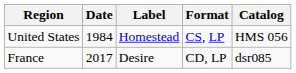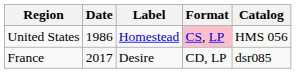(99, 36) 1984 -> (99, 36) 1986
(205, 36) no background -> (205, 36) pink background
